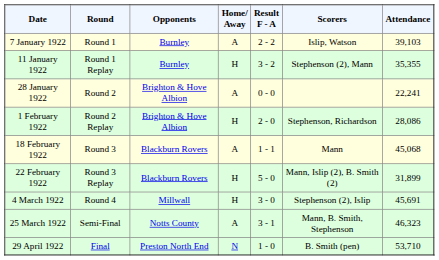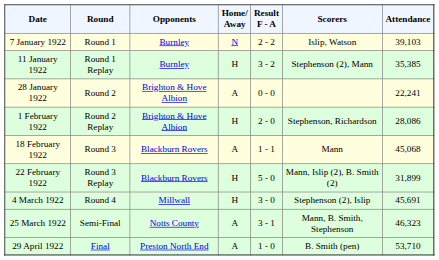(235, 42) A -> (235, 42) N
(408, 64) 35,355 -> (408, 64) 35,385
(235, 246) N -> (235, 246) A
